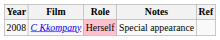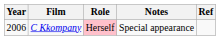(16, 27) 2008 -> (16, 27) 2006
